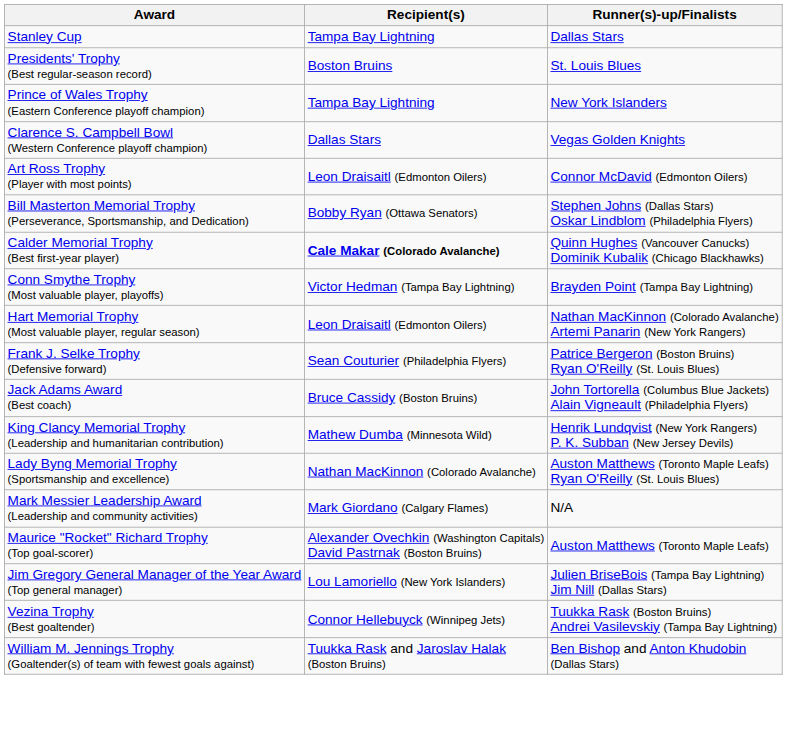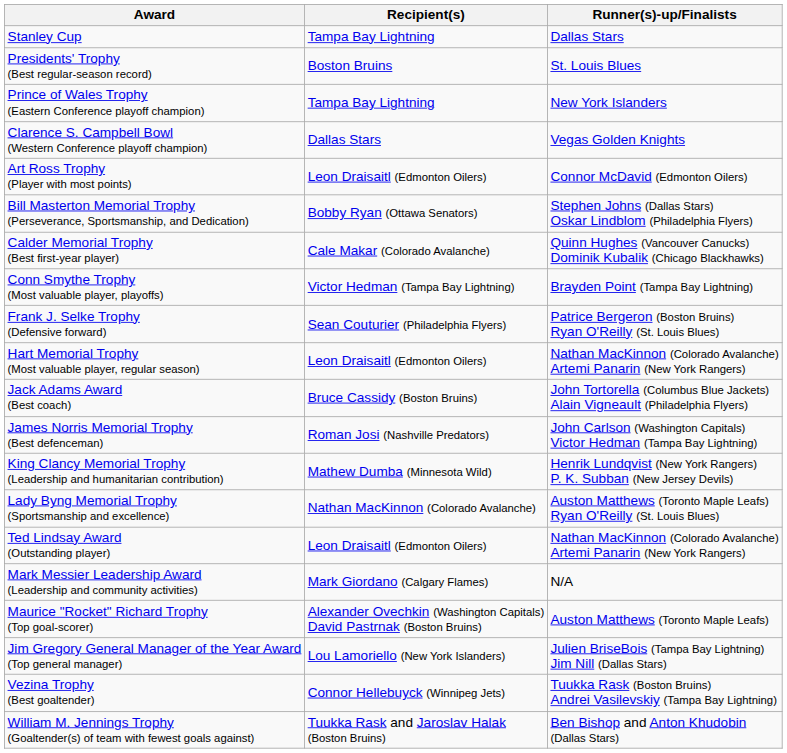(404, 250) bold -> (399, 250) normal
rows swapped: (74, 361) <-> (104, 324)
+ row: (100, 434)
+ row: (65, 545)
